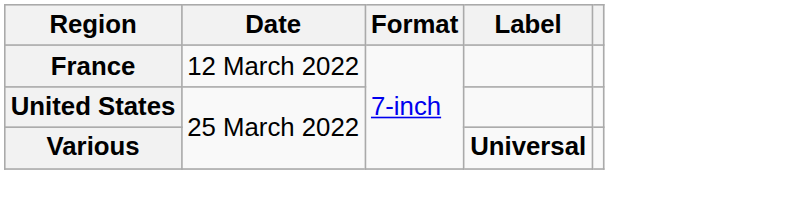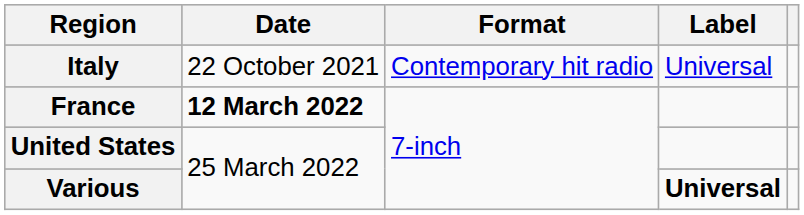+ row: (93, 65)
(273, 65) normal -> (275, 106) bold
